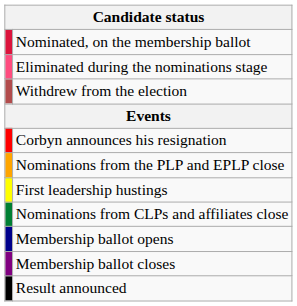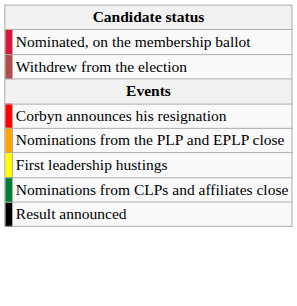- row: (142, 66)
- row: (95, 239)
- row: (96, 263)
